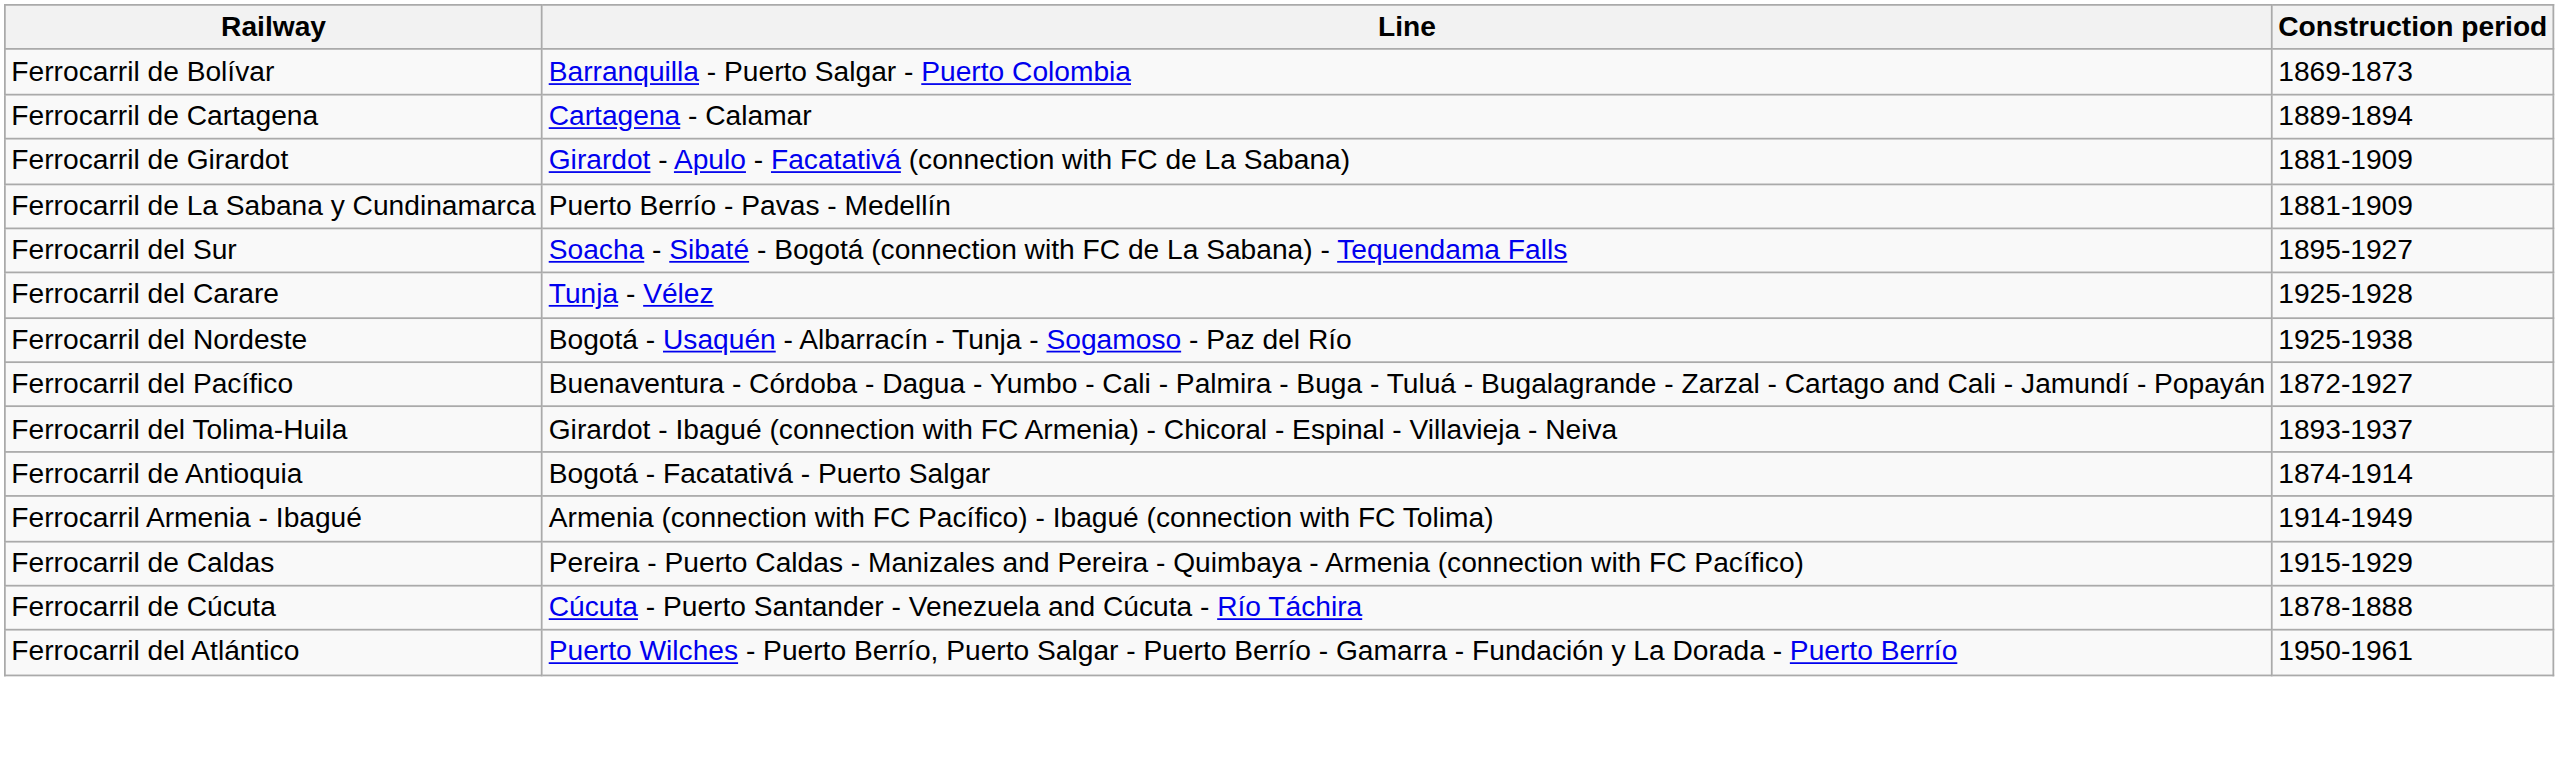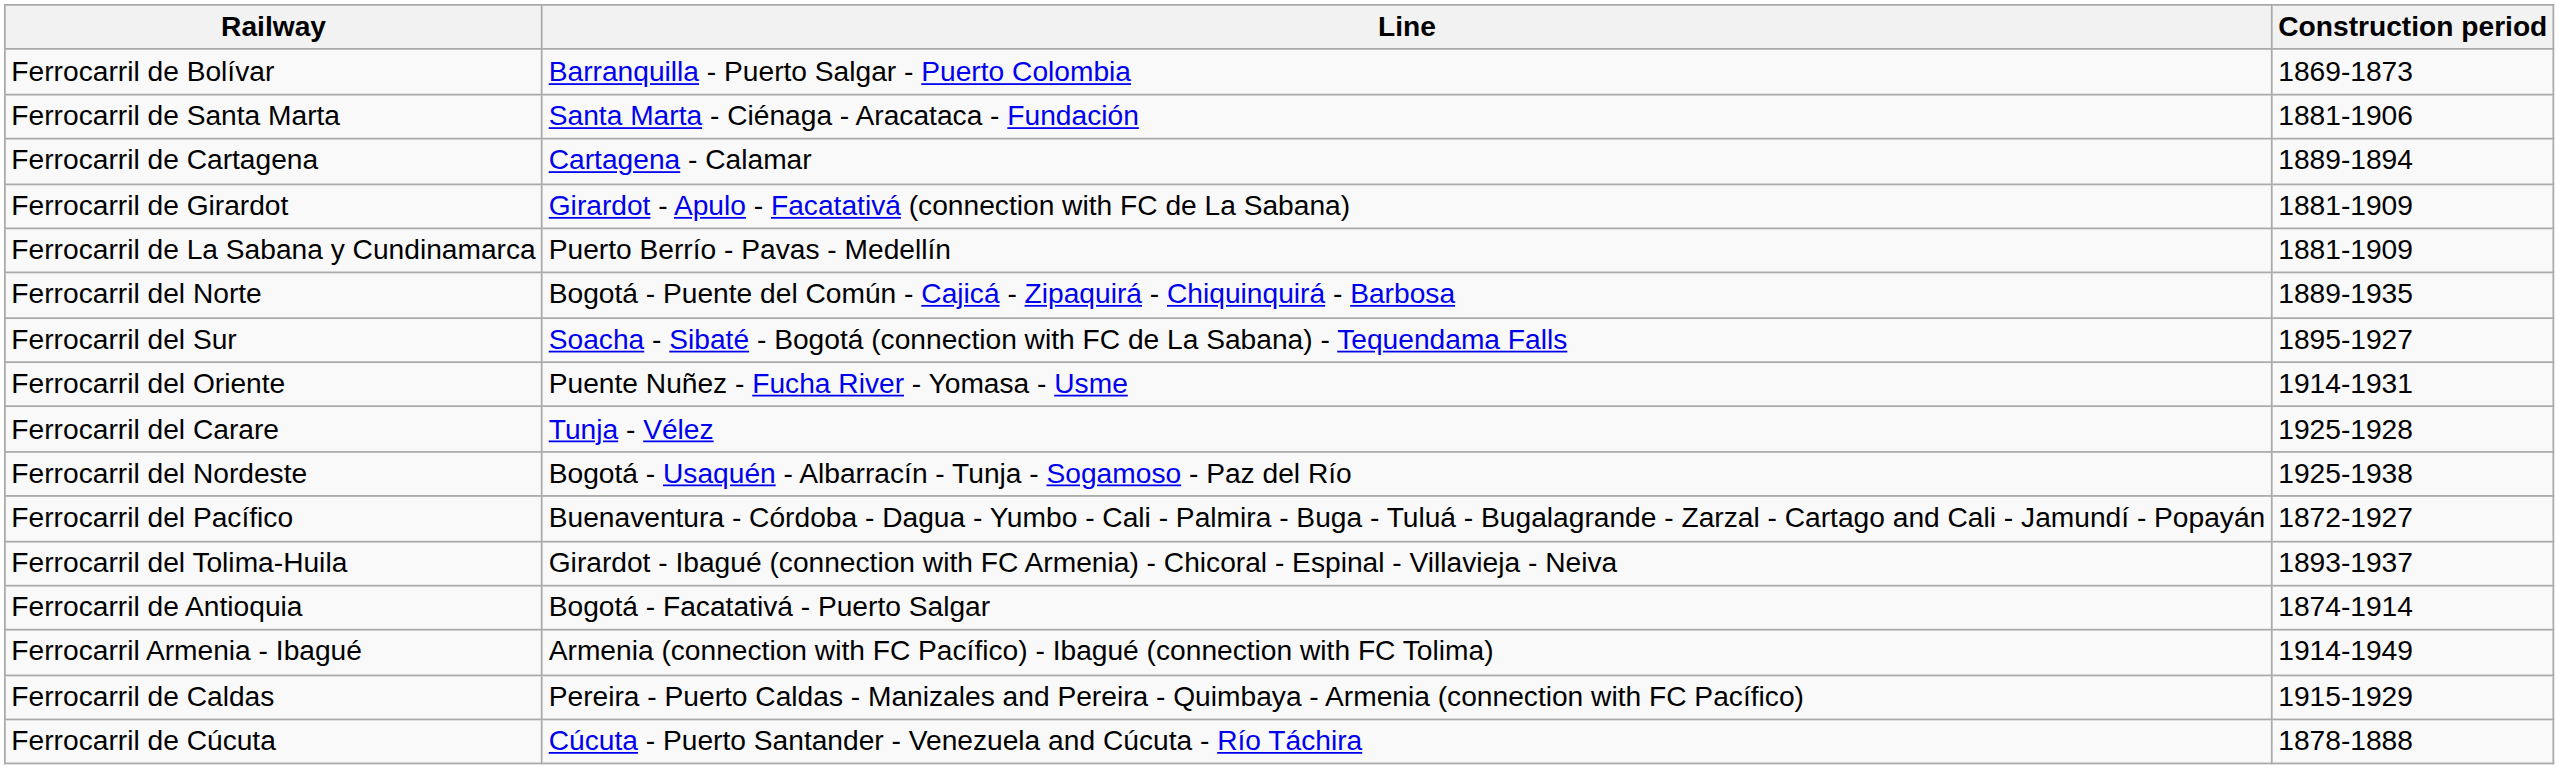+ row: (176, 116)
+ row: (137, 294)
+ row: (148, 384)
- row: (155, 652)
